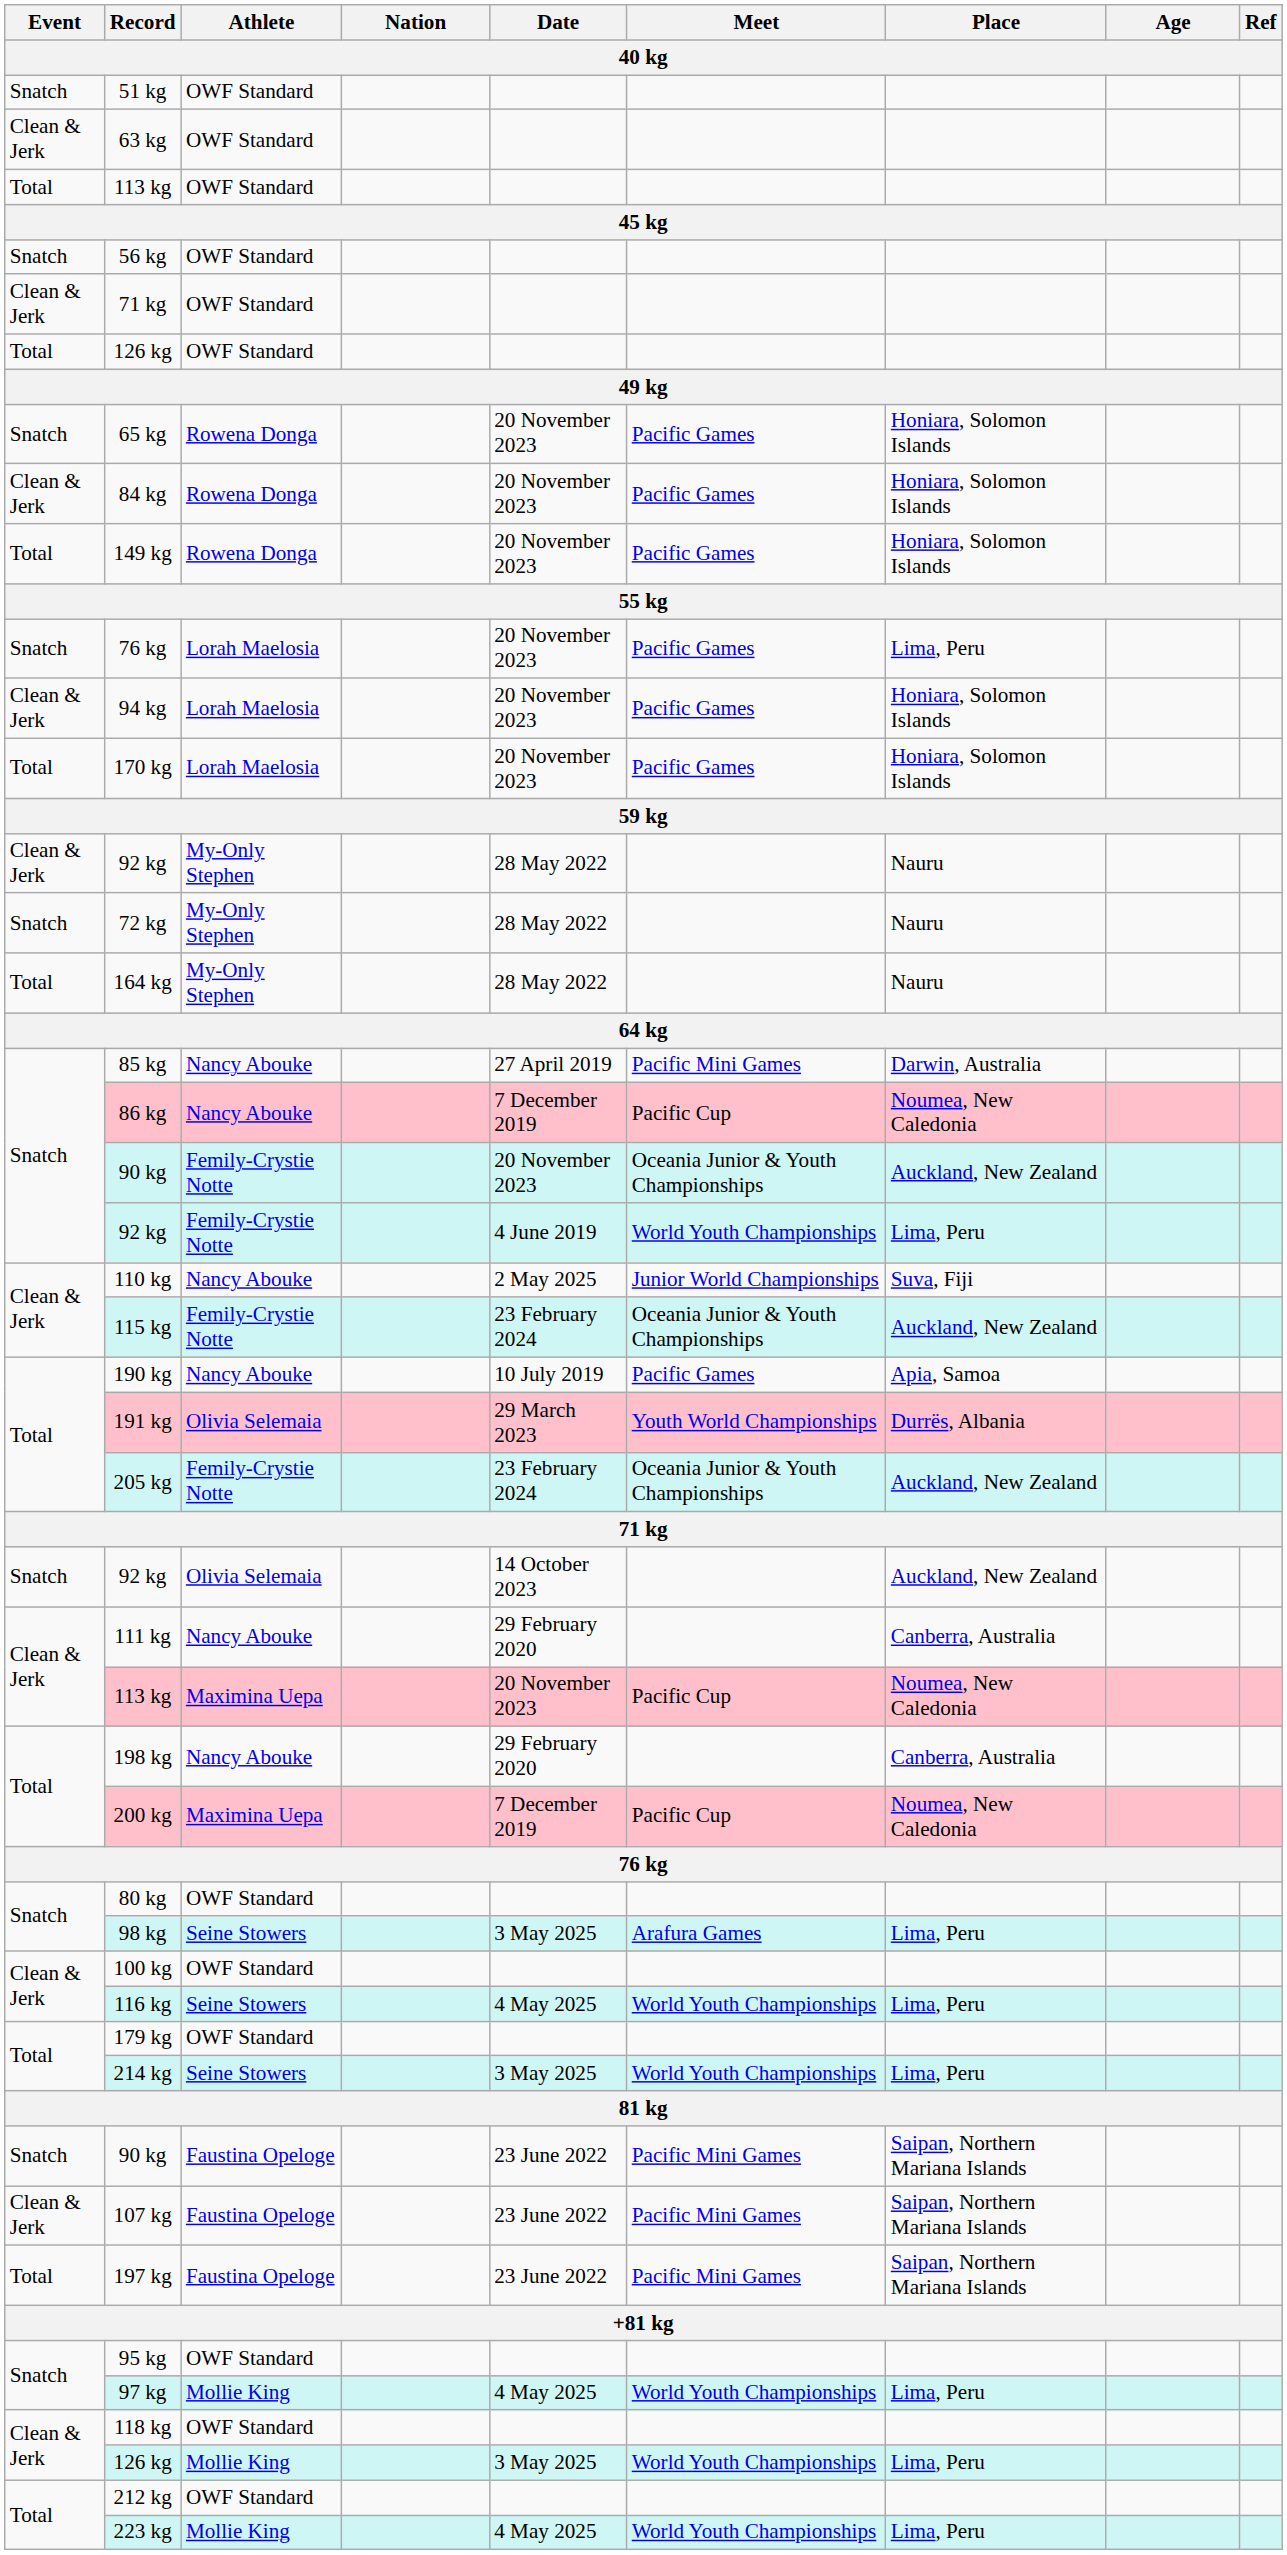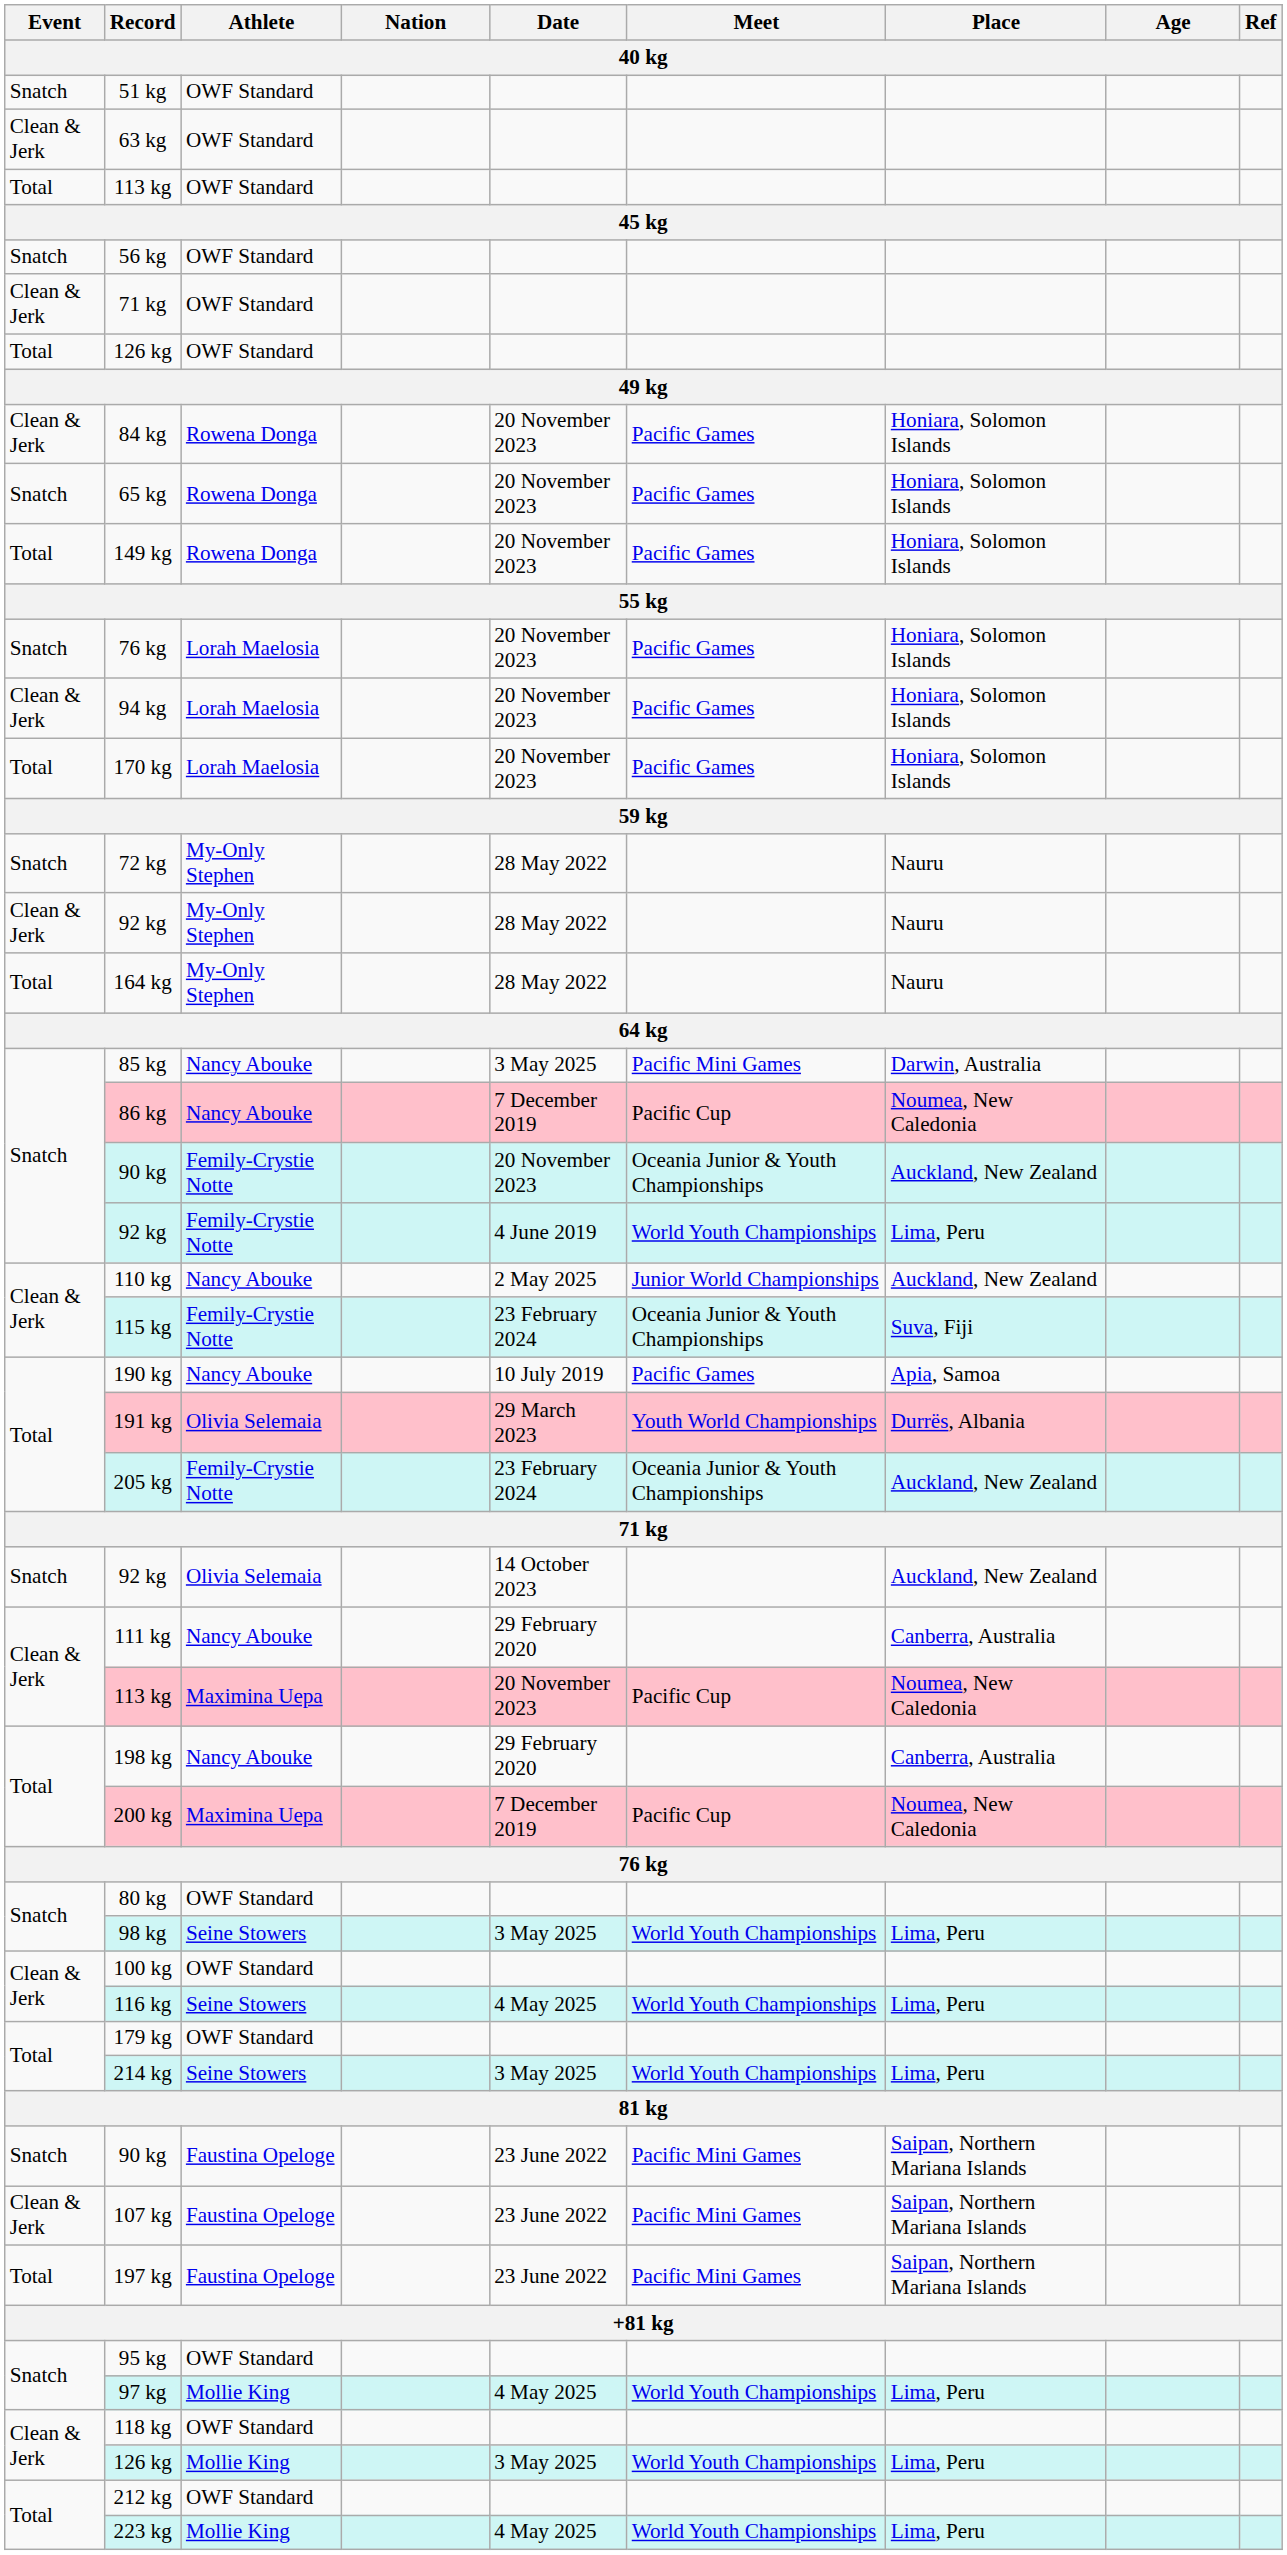rows swapped: (143, 433) <-> (143, 493)
(938, 648) Lima, Peru -> (968, 648) Honiara, Solomon Islands
rows swapped: (143, 923) <-> (143, 863)
(553, 1065) 27 April 2019 -> (545, 1065) 3 May 2025
(932, 1279) Suva, Fiji -> (994, 1279) Auckland, New Zealand
(994, 1327) Auckland, New Zealand -> (932, 1327) Suva, Fiji
(697, 1933) Arafura Games -> (754, 1933) World Youth Championships
